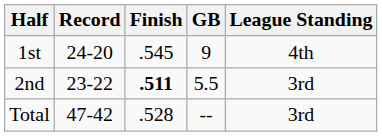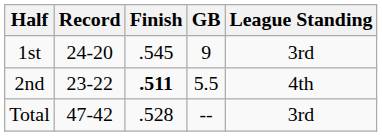(301, 51) 4th -> (301, 51) 3rd
(301, 83) 3rd -> (301, 83) 4th
